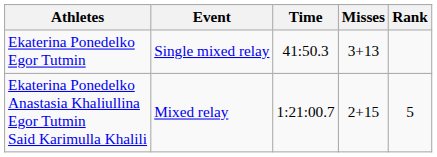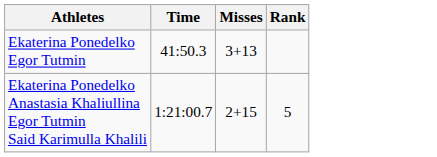- column: (212, 17)
